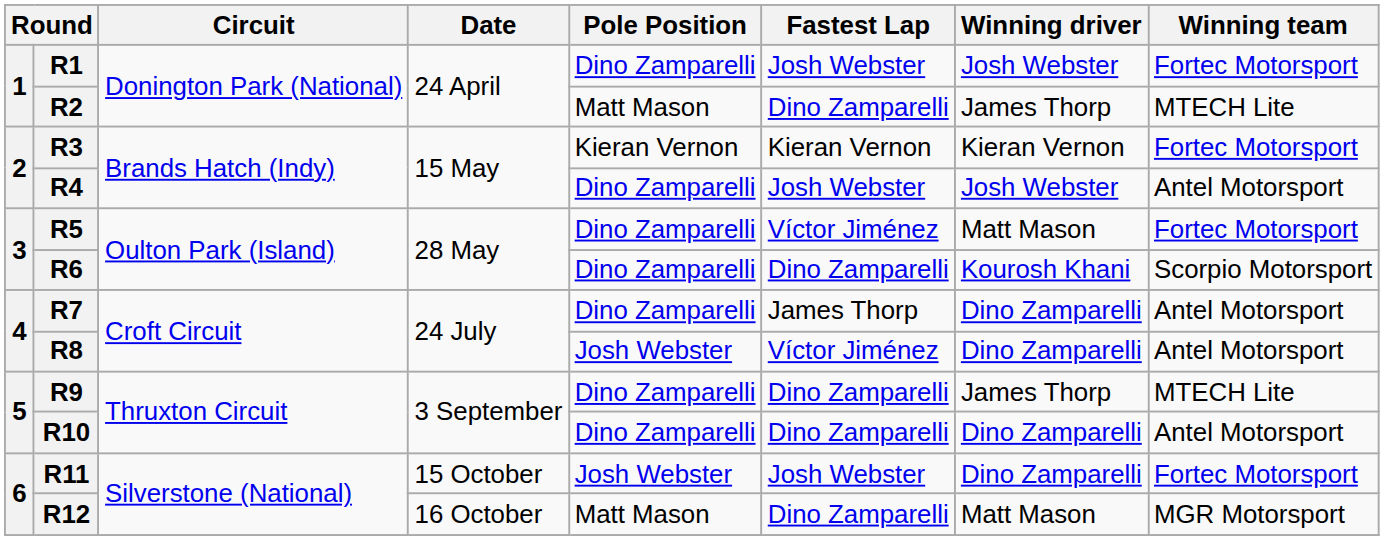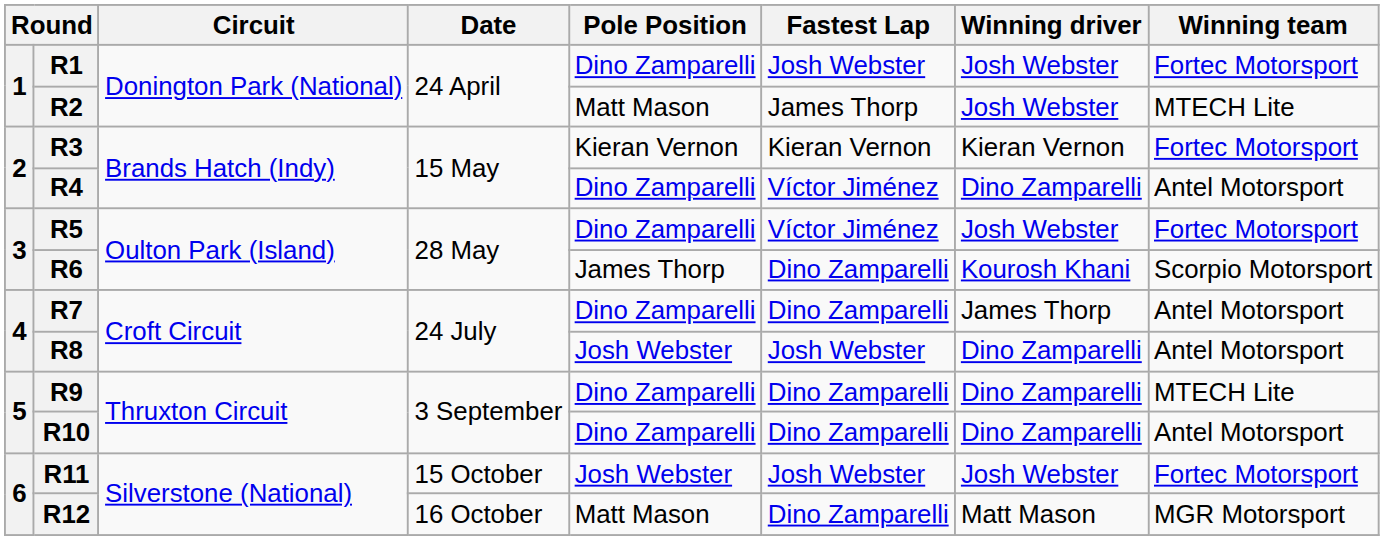(858, 106) Dino Zamparelli -> (843, 106) James Thorp
(1036, 106) James Thorp -> (1040, 106) Josh Webster
(846, 188) Josh Webster -> (853, 188) Víctor Jiménez
(1040, 188) Josh Webster -> (1051, 188) Dino Zamparelli
(1028, 229) Matt Mason -> (1040, 229) Josh Webster
(665, 269) Dino Zamparelli -> (650, 269) James Thorp
(843, 310) James Thorp -> (858, 310) Dino Zamparelli
(1051, 310) Dino Zamparelli -> (1036, 310) James Thorp
(853, 351) Víctor Jiménez -> (846, 351) Josh Webster
(1036, 391) James Thorp -> (1051, 391) Dino Zamparelli
(1051, 473) Dino Zamparelli -> (1040, 473) Josh Webster
